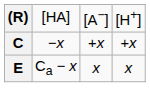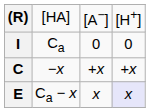+ row: (18, 44)
(128, 68) no background -> (128, 94) lavender background
